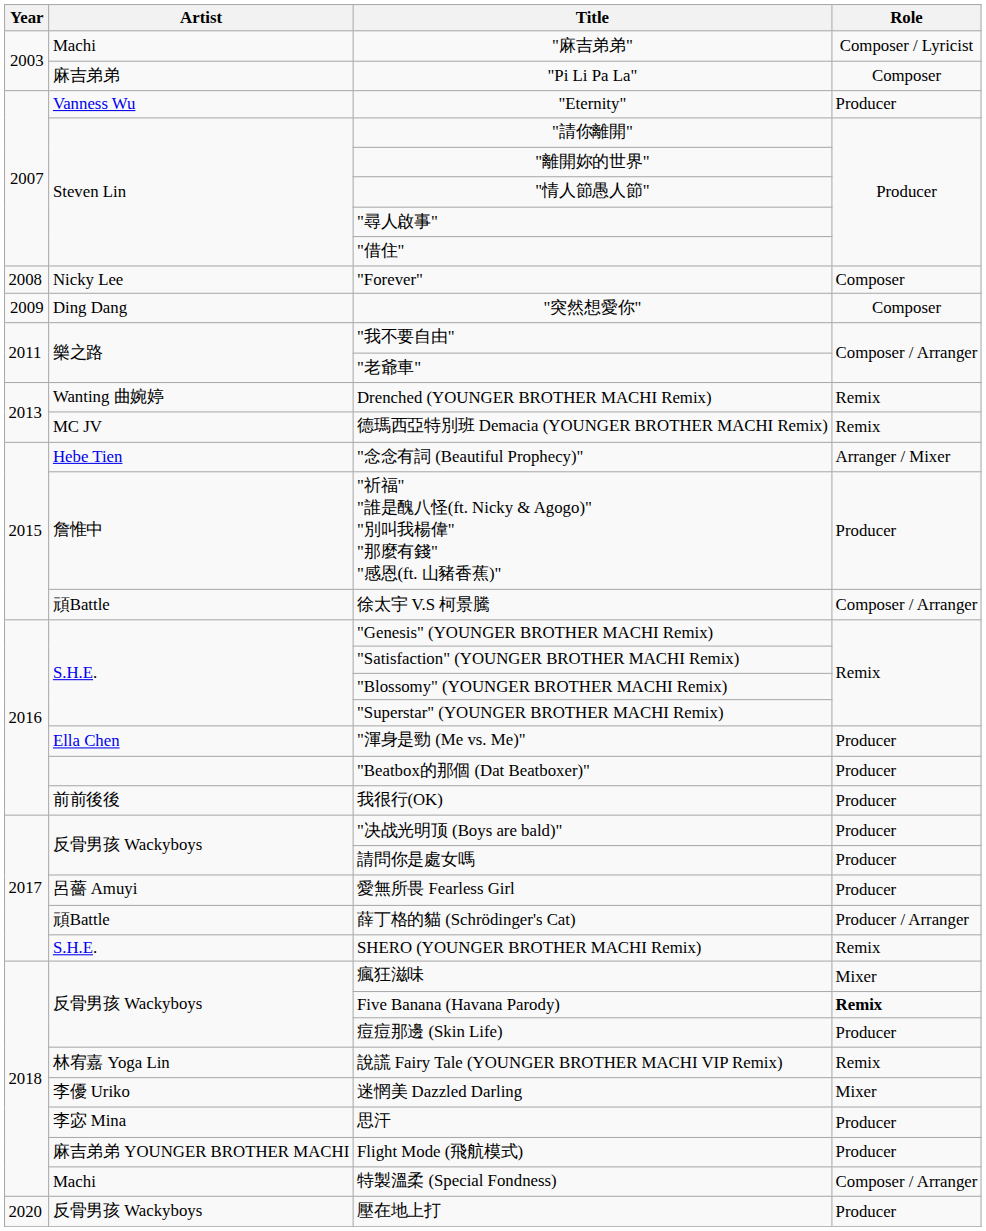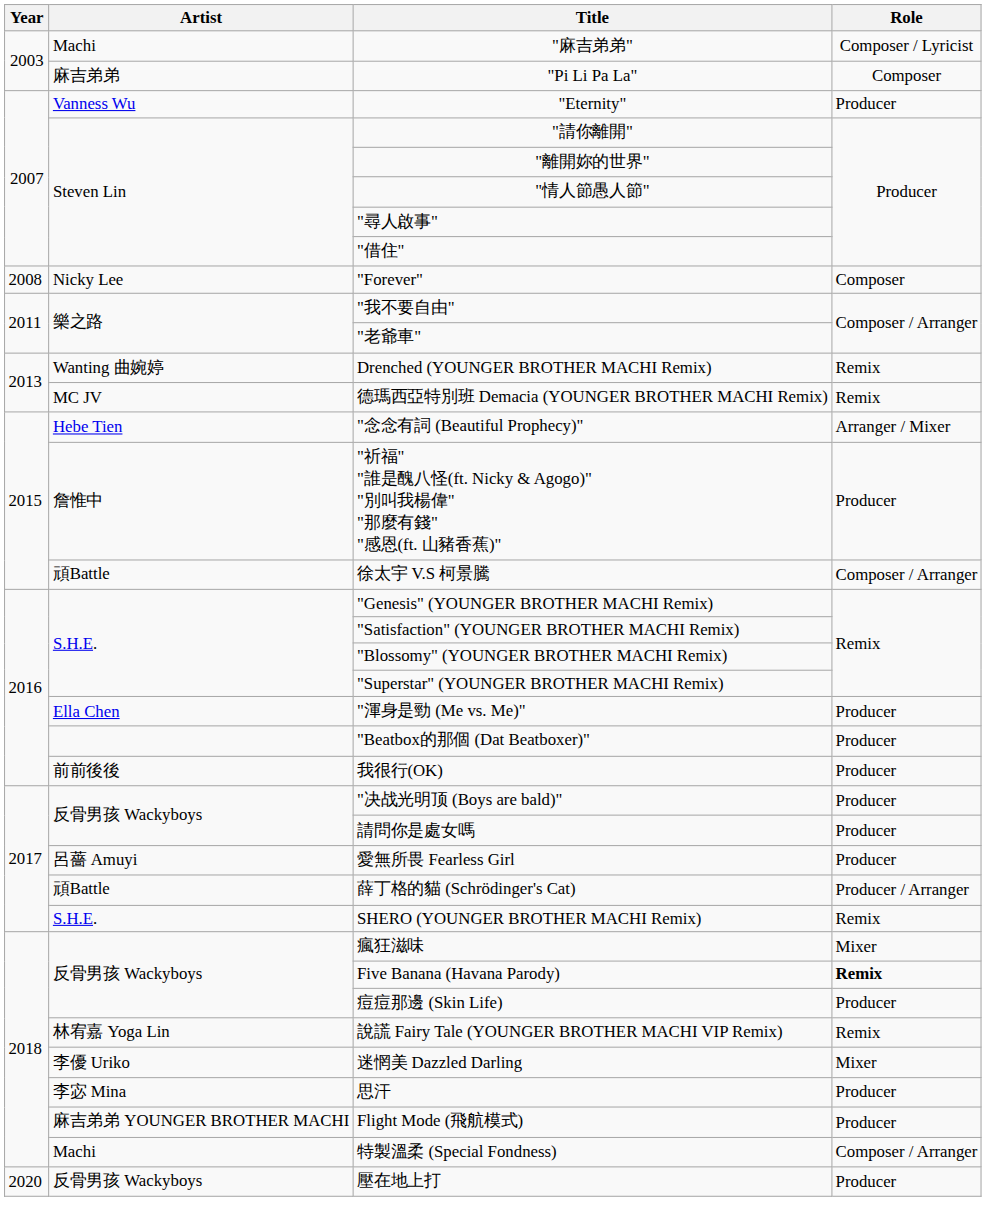- row: (592, 307)
